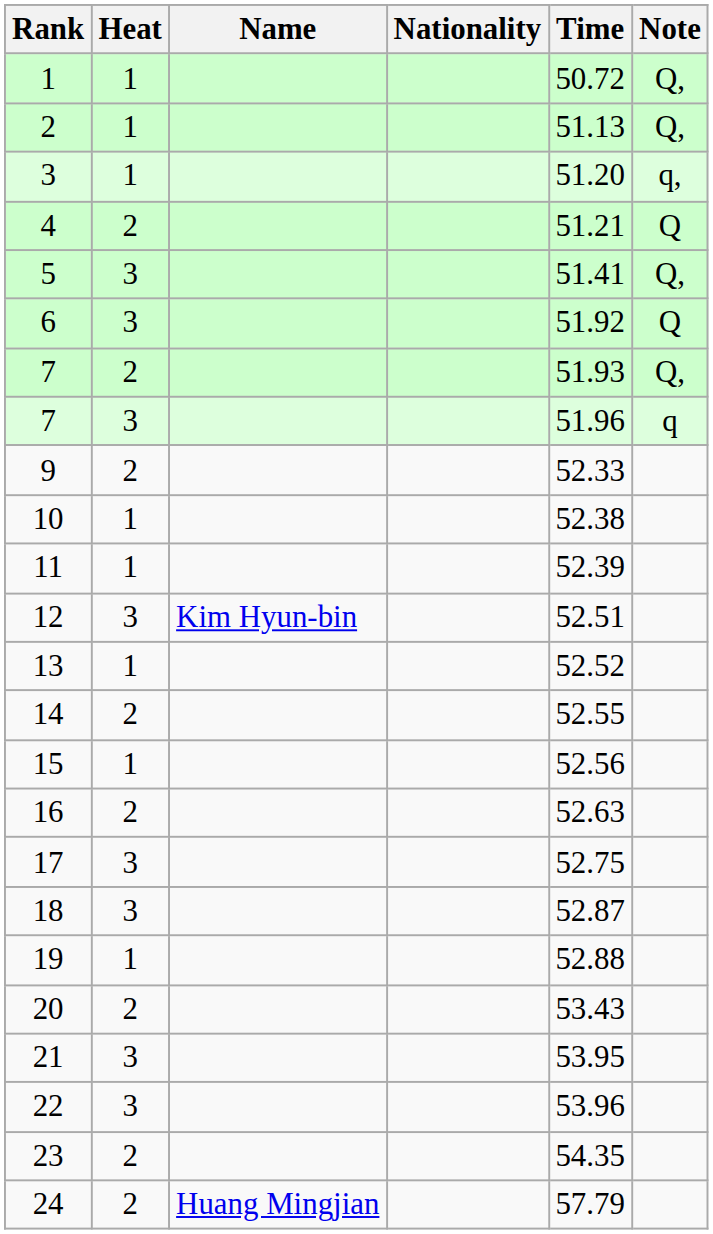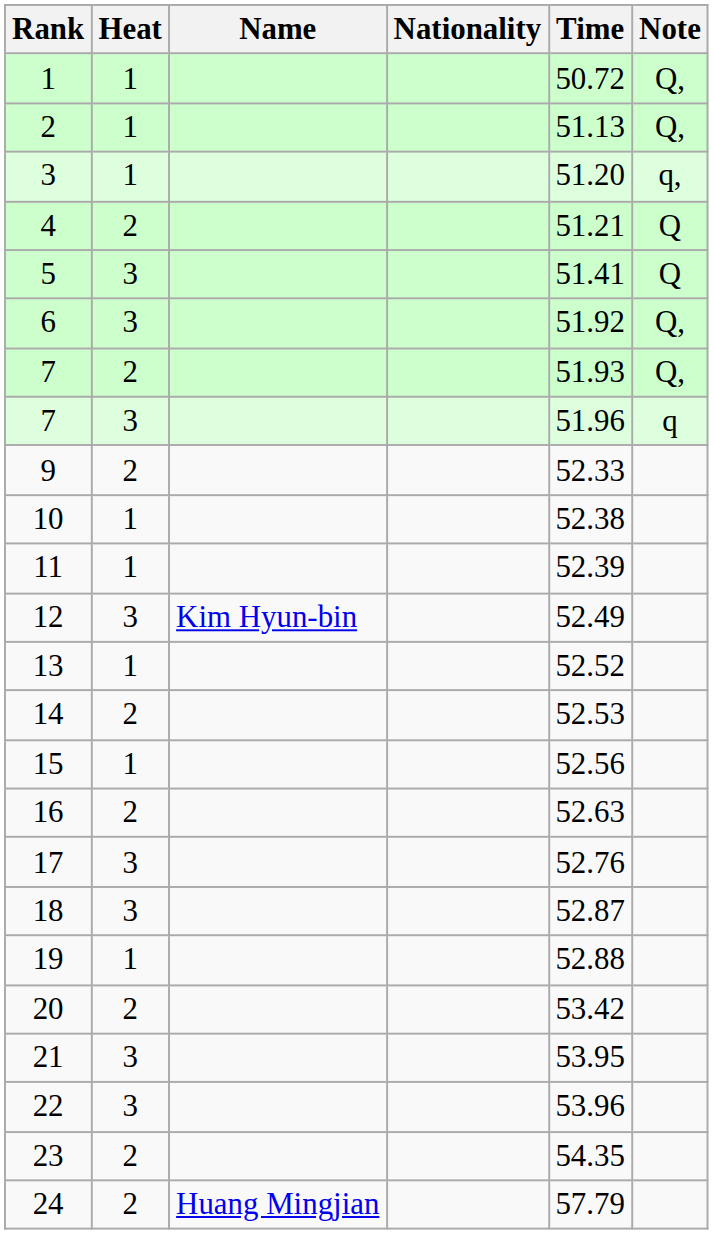(670, 273) Q, -> (670, 273) Q
(670, 322) Q -> (670, 322) Q,
(590, 616) 52.51 -> (590, 616) 52.49
(590, 714) 52.55 -> (590, 714) 52.53
(590, 861) 52.75 -> (590, 861) 52.76
(590, 1008) 53.43 -> (590, 1008) 53.42
